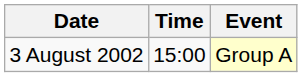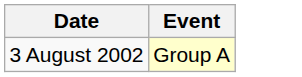- column: (179, 21)
